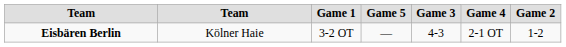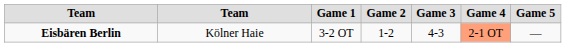columns swapped: (536, 13) <-> (386, 13)
(486, 32) no background -> (486, 32) lightsalmon background
